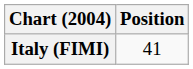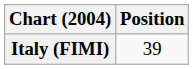(152, 49) 41 -> (152, 49) 39
